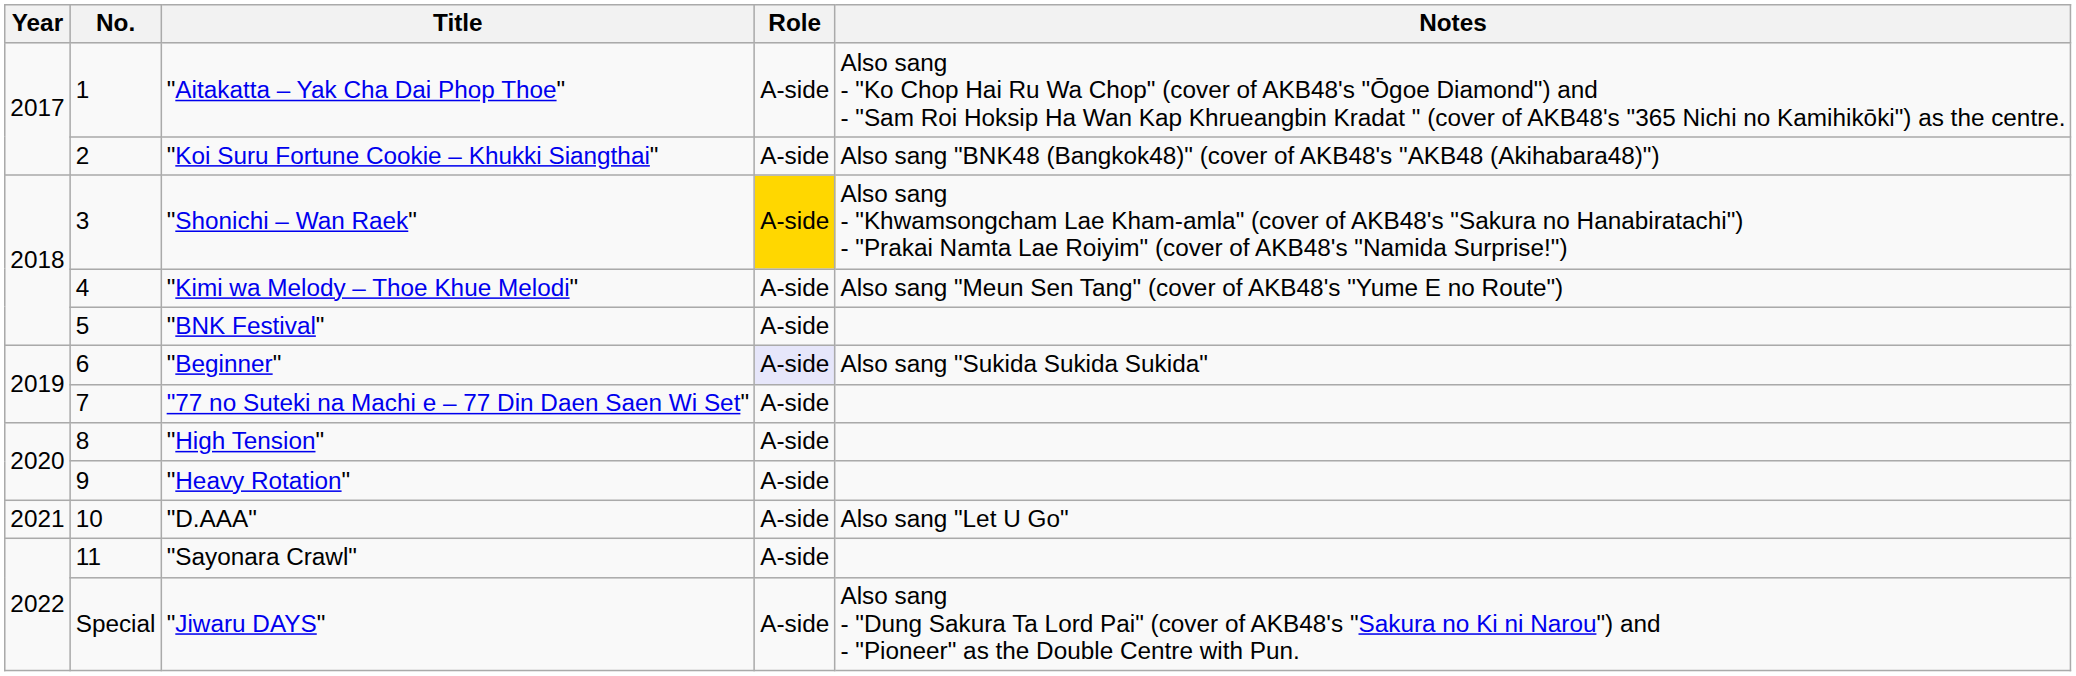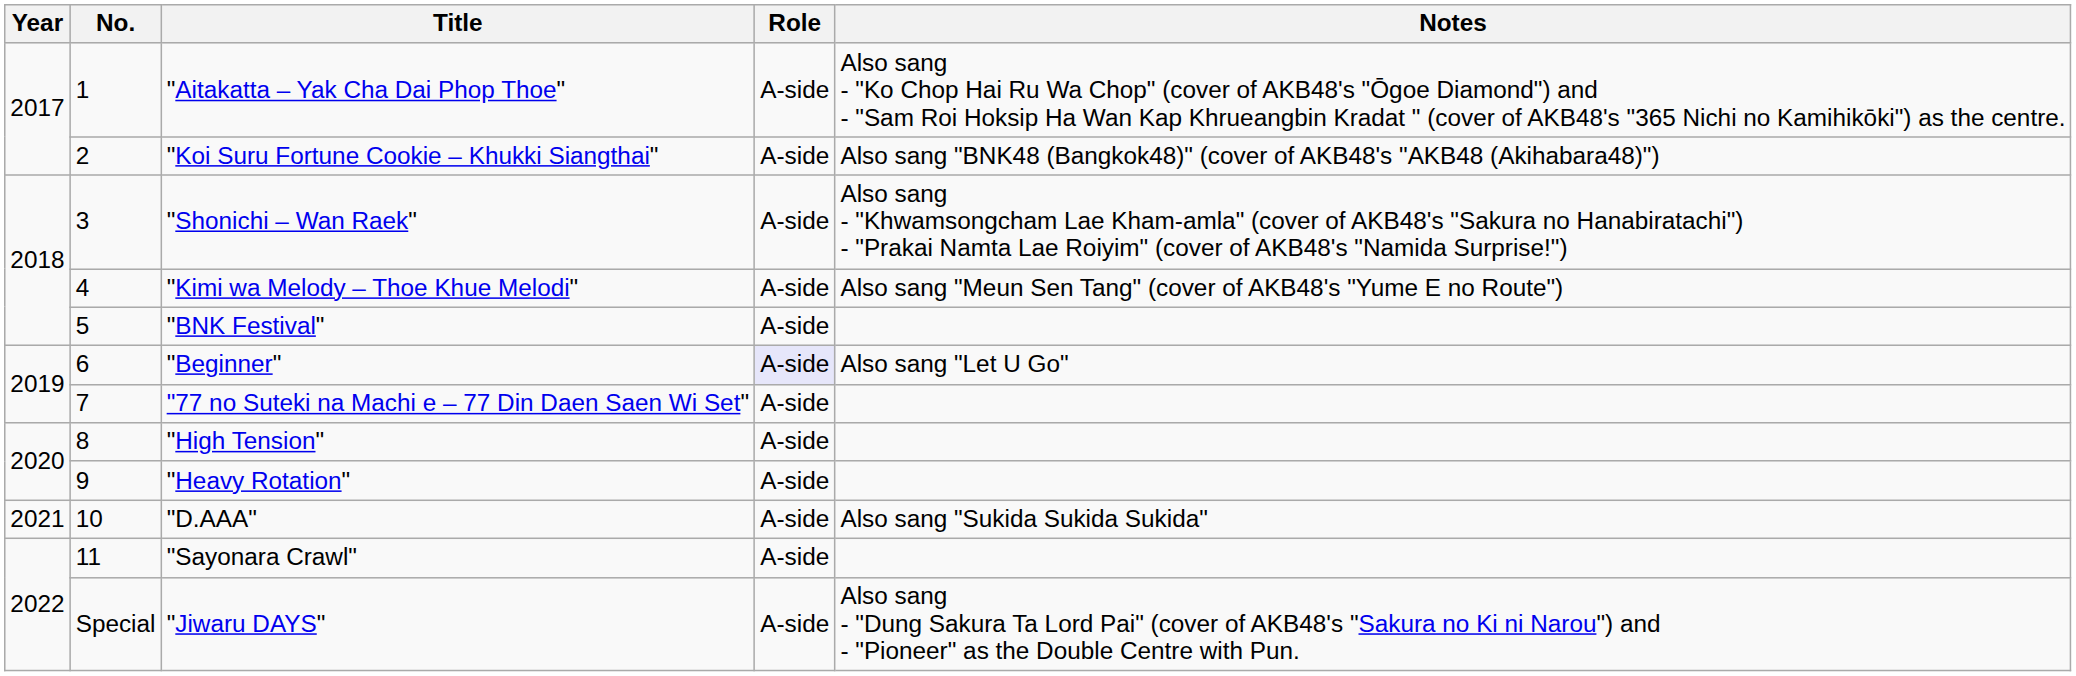(795, 221) gold background -> (795, 221) no background
(1024, 364) Also sang "Sukida Sukida Sukida" -> (954, 364) Also sang "Let U Go"
(954, 518) Also sang "Let U Go" -> (1024, 518) Also sang "Sukida Sukida Sukida"
